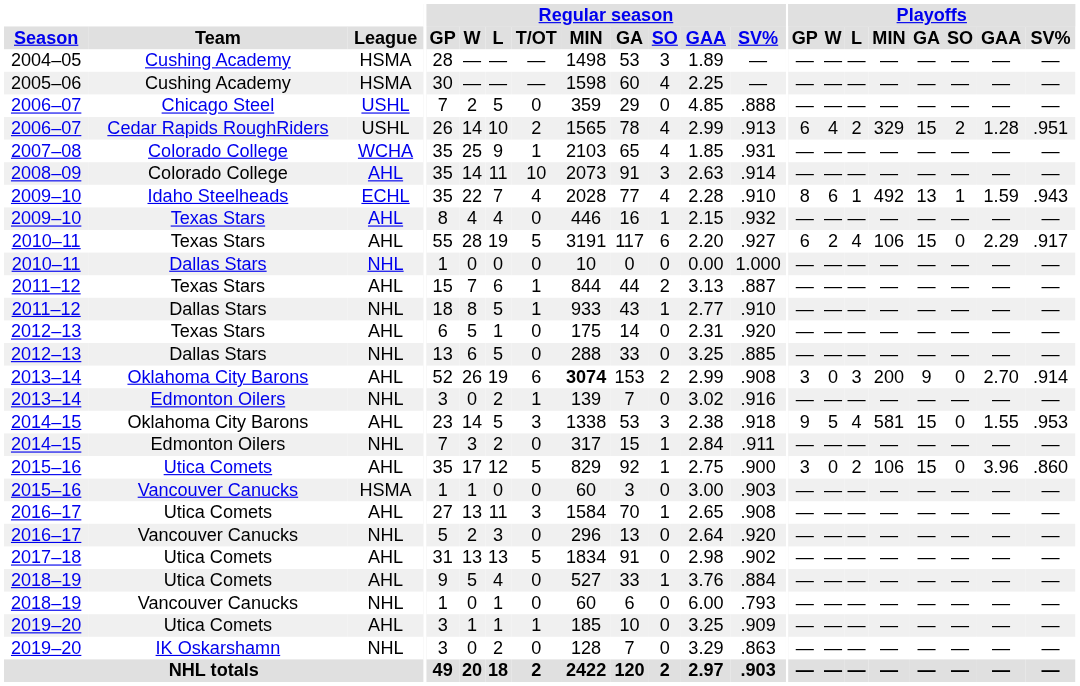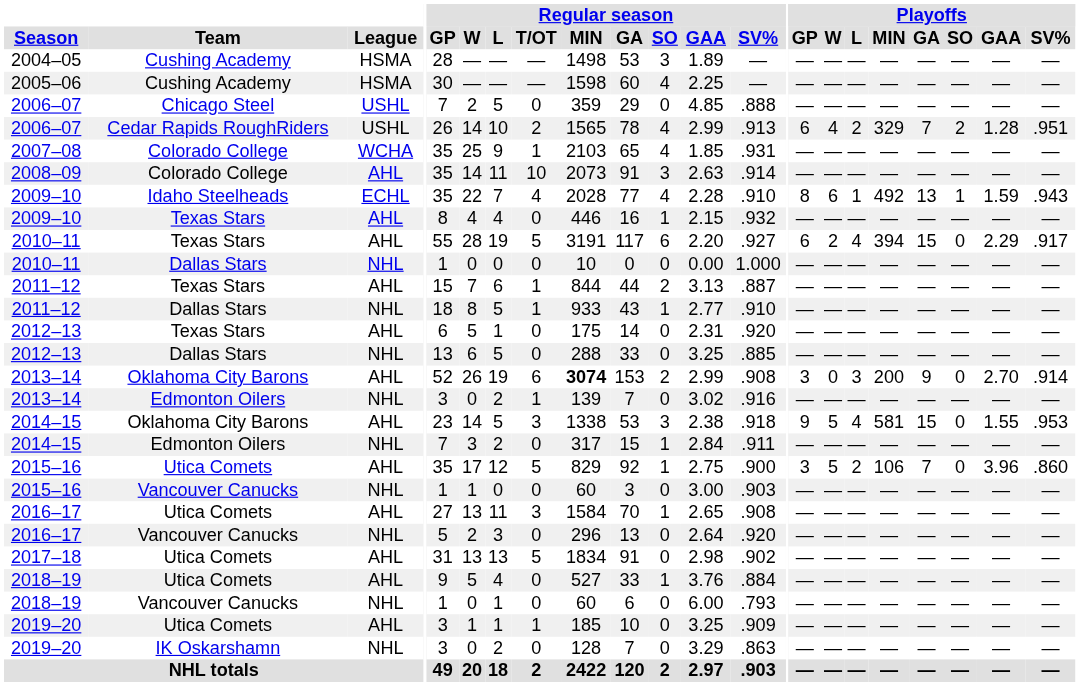(927, 128) 15 -> (927, 128) 7
(889, 241) 106 -> (889, 241) 394
(833, 467) 0 -> (833, 467) 5
(927, 467) 15 -> (927, 467) 7
(386, 489) HSMA -> (386, 489) NHL
